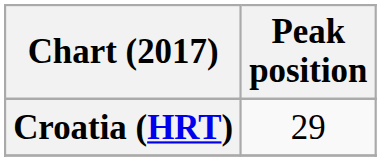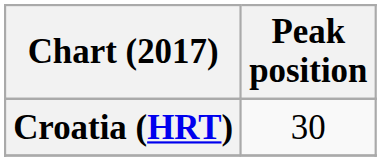(308, 126) 29 -> (308, 126) 30
